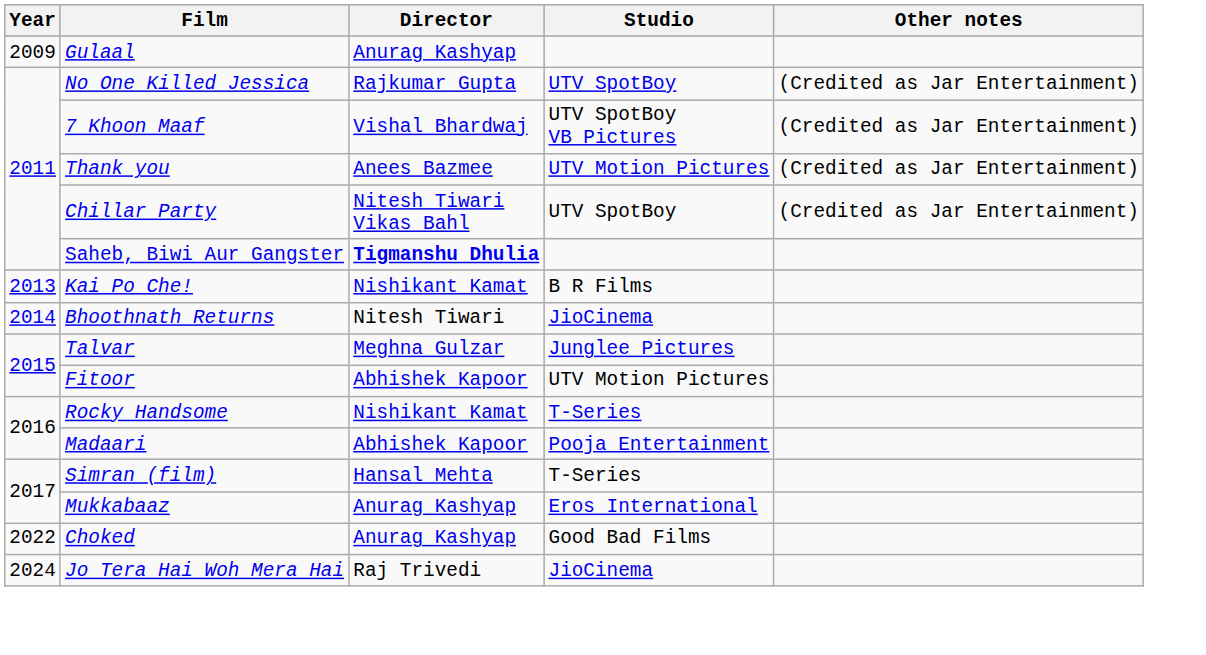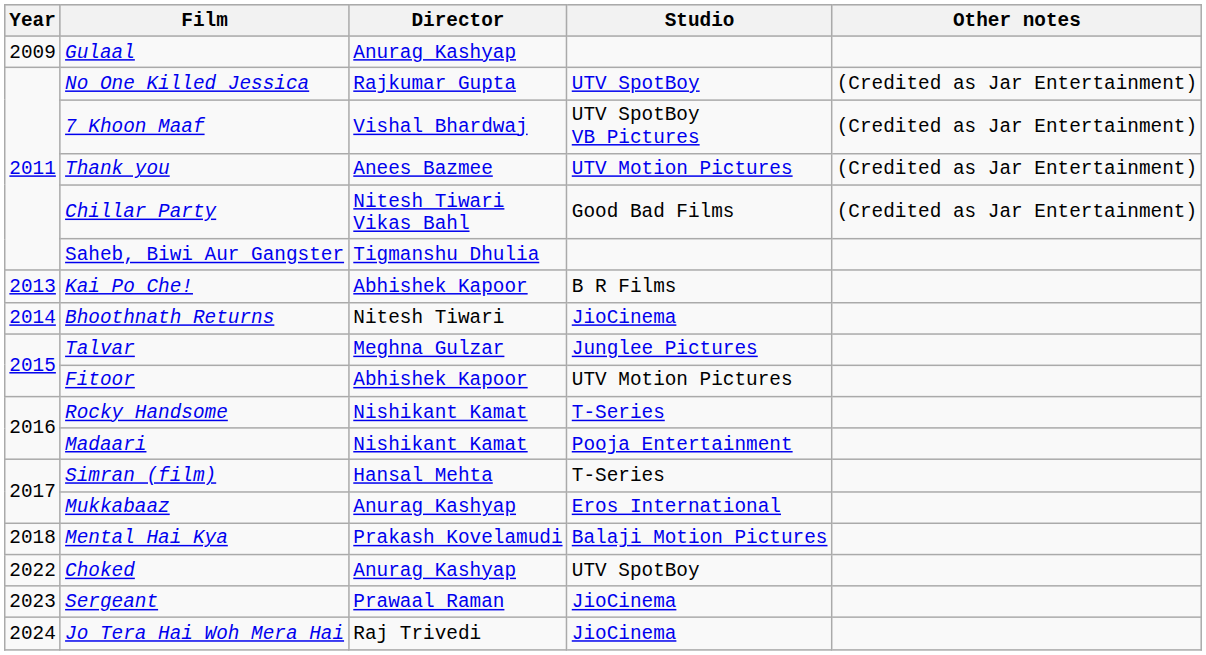(612, 212) UTV SpotBoy -> (653, 212) Good Bad Films
(446, 255) bold -> (446, 255) normal
(440, 286) Nishikant Kamat -> (440, 286) Abhishek Kapoor
(440, 444) Abhishek Kapoor -> (440, 444) Nishikant Kamat
+ row: (146, 539)
(630, 539) Good Bad Films -> (636, 570) UTV SpotBoy
+ row: (112, 602)
